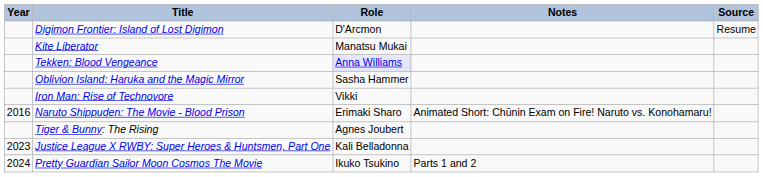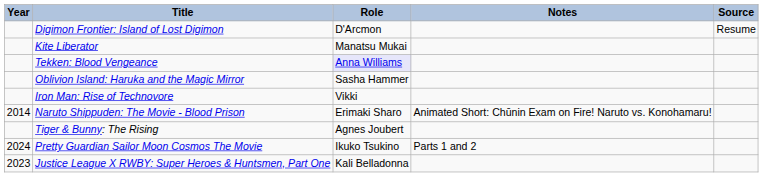(19, 113) 2016 -> (19, 113) 2014
rows swapped: (183, 146) <-> (149, 163)
